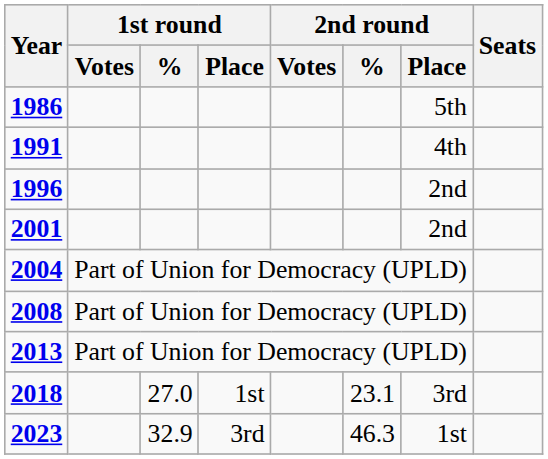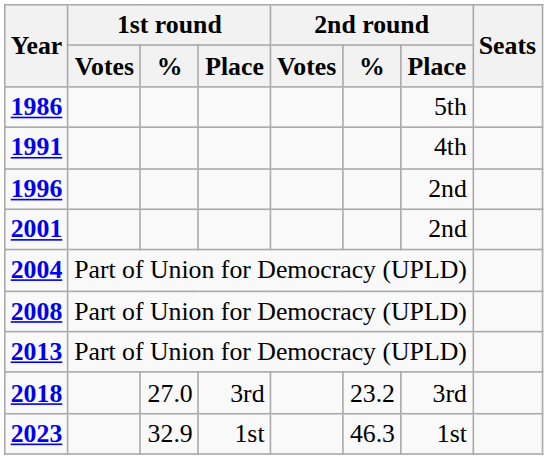(250, 392) 1st -> (247, 392) 3rd
(372, 392) 23.1 -> (372, 392) 23.2
(247, 433) 3rd -> (250, 433) 1st
